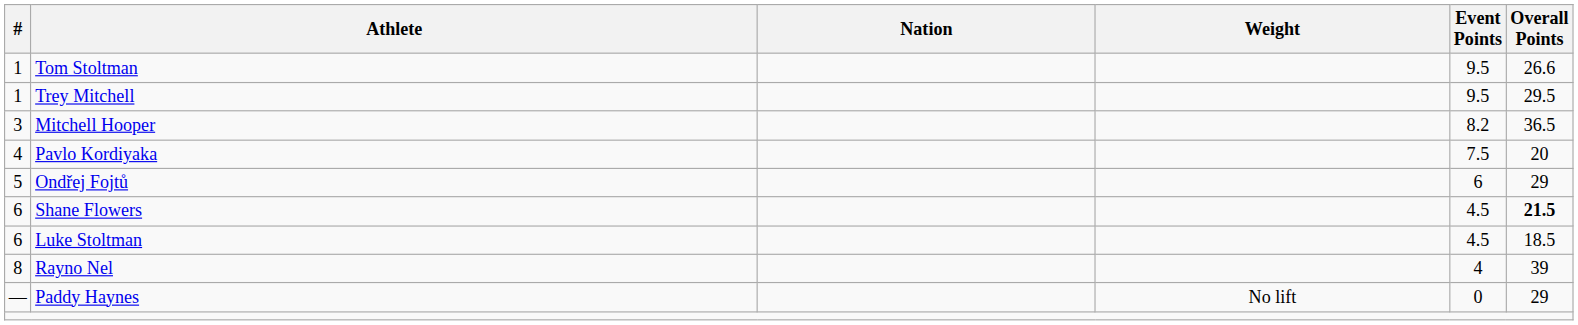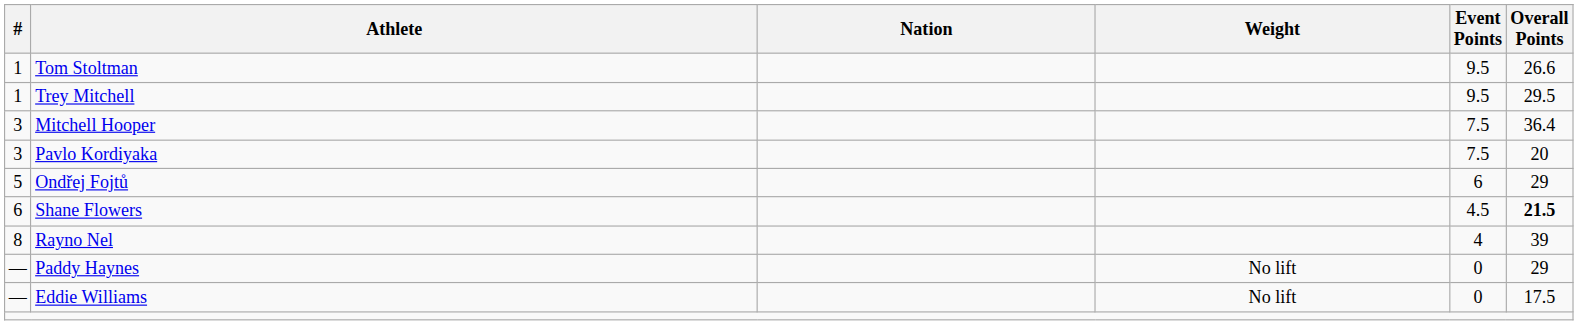(1478, 125) 8.2 -> (1478, 125) 7.5
(1539, 125) 36.5 -> (1539, 125) 36.4
(18, 153) 4 -> (18, 153) 3
- row: (89, 239)
+ row: (91, 297)
